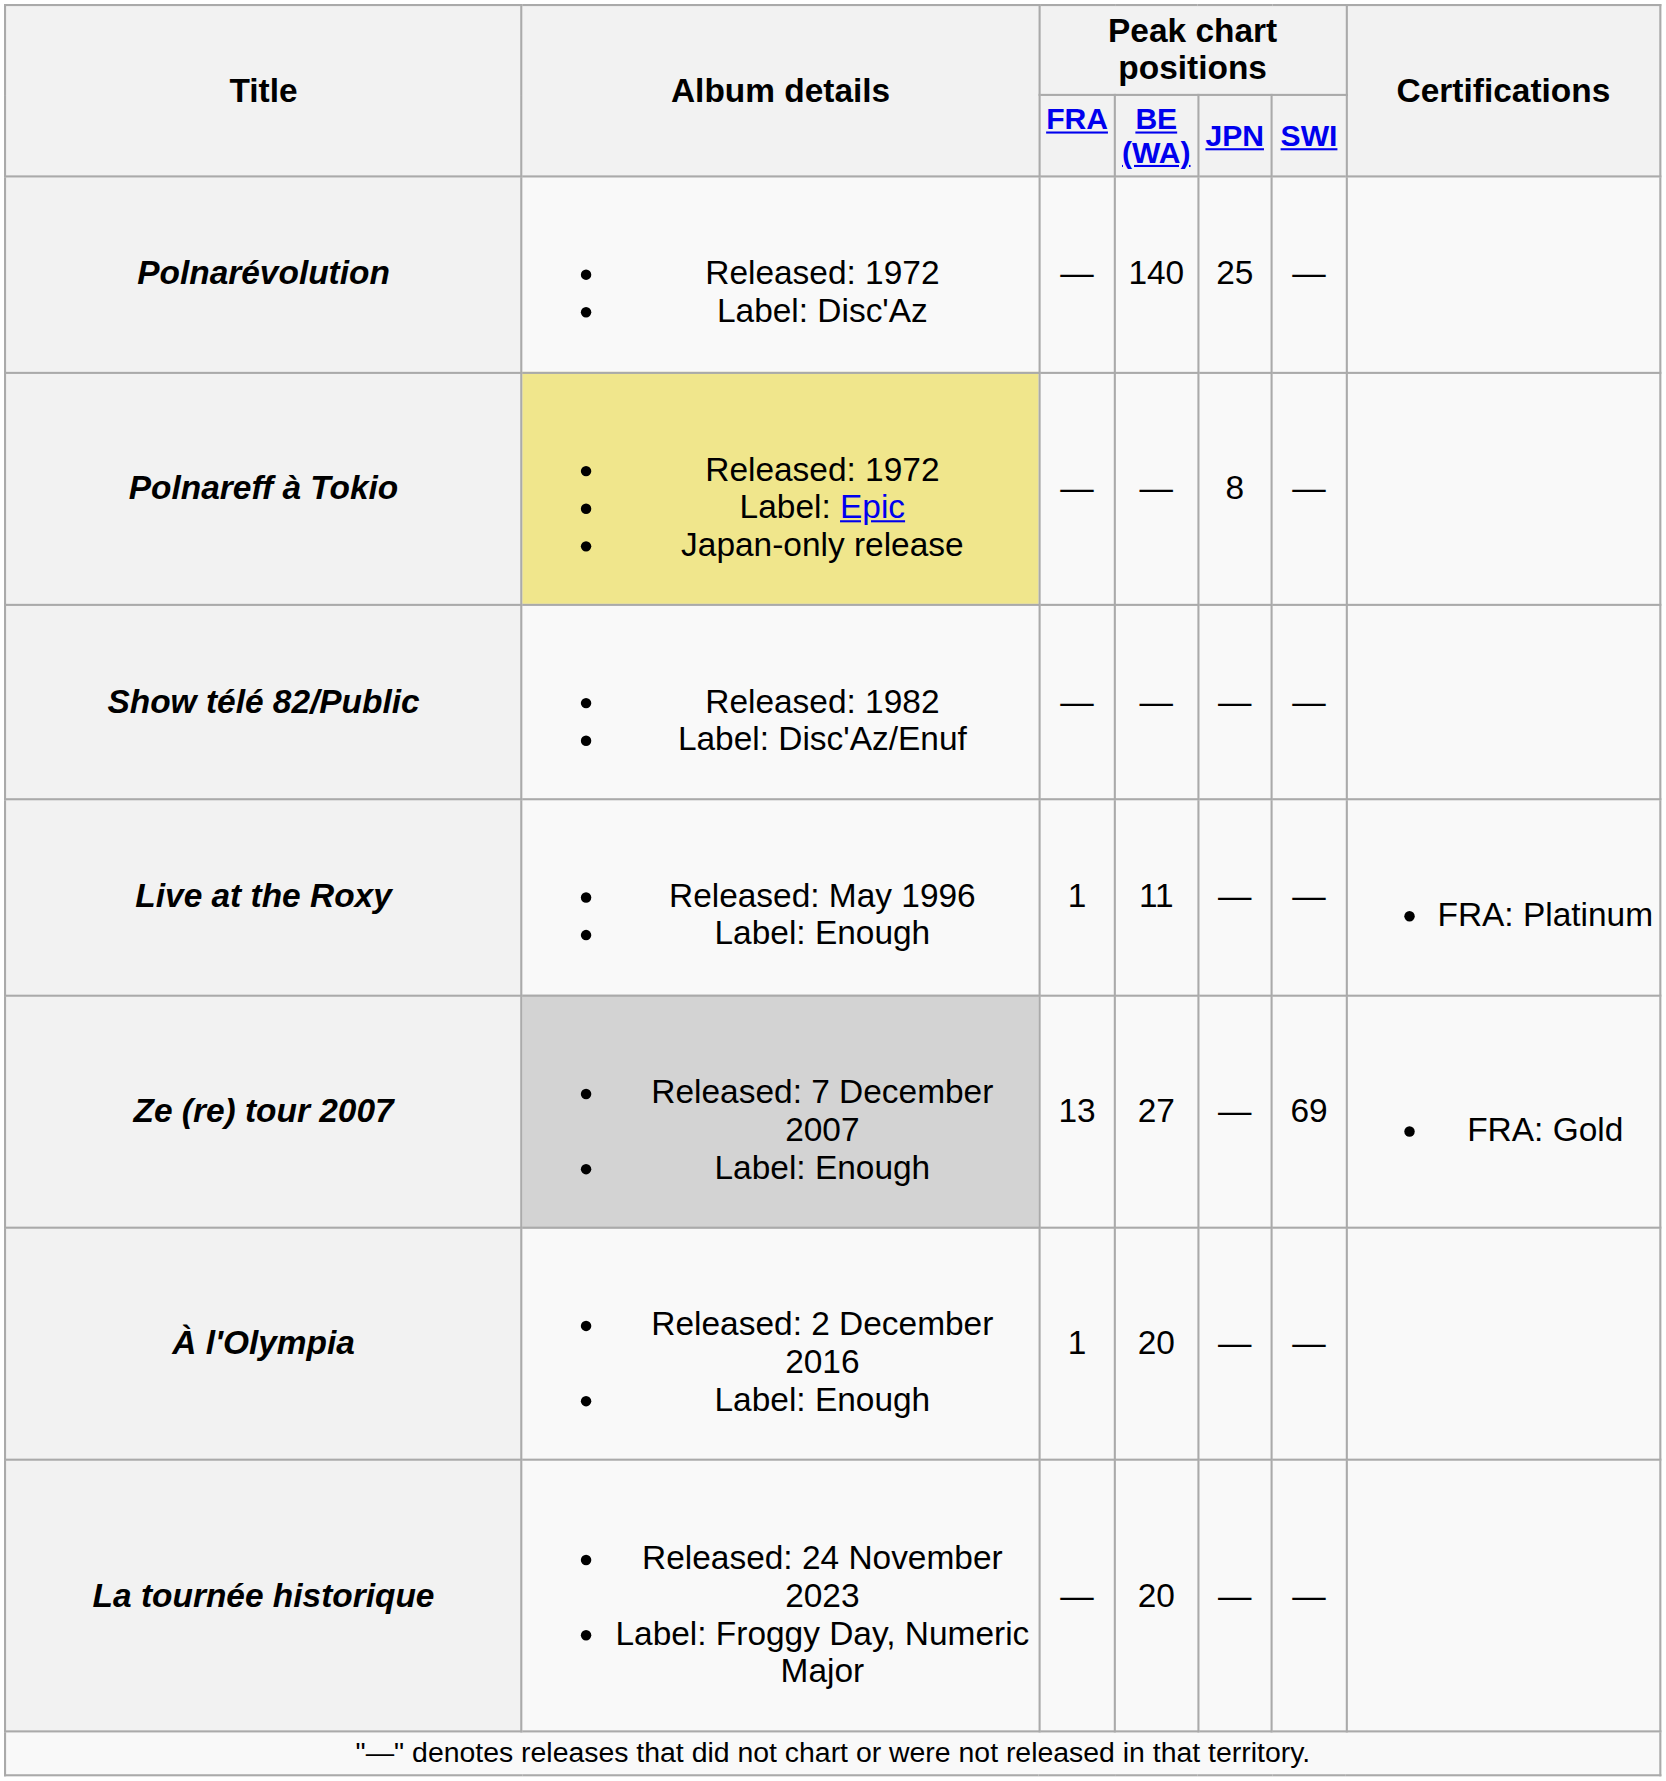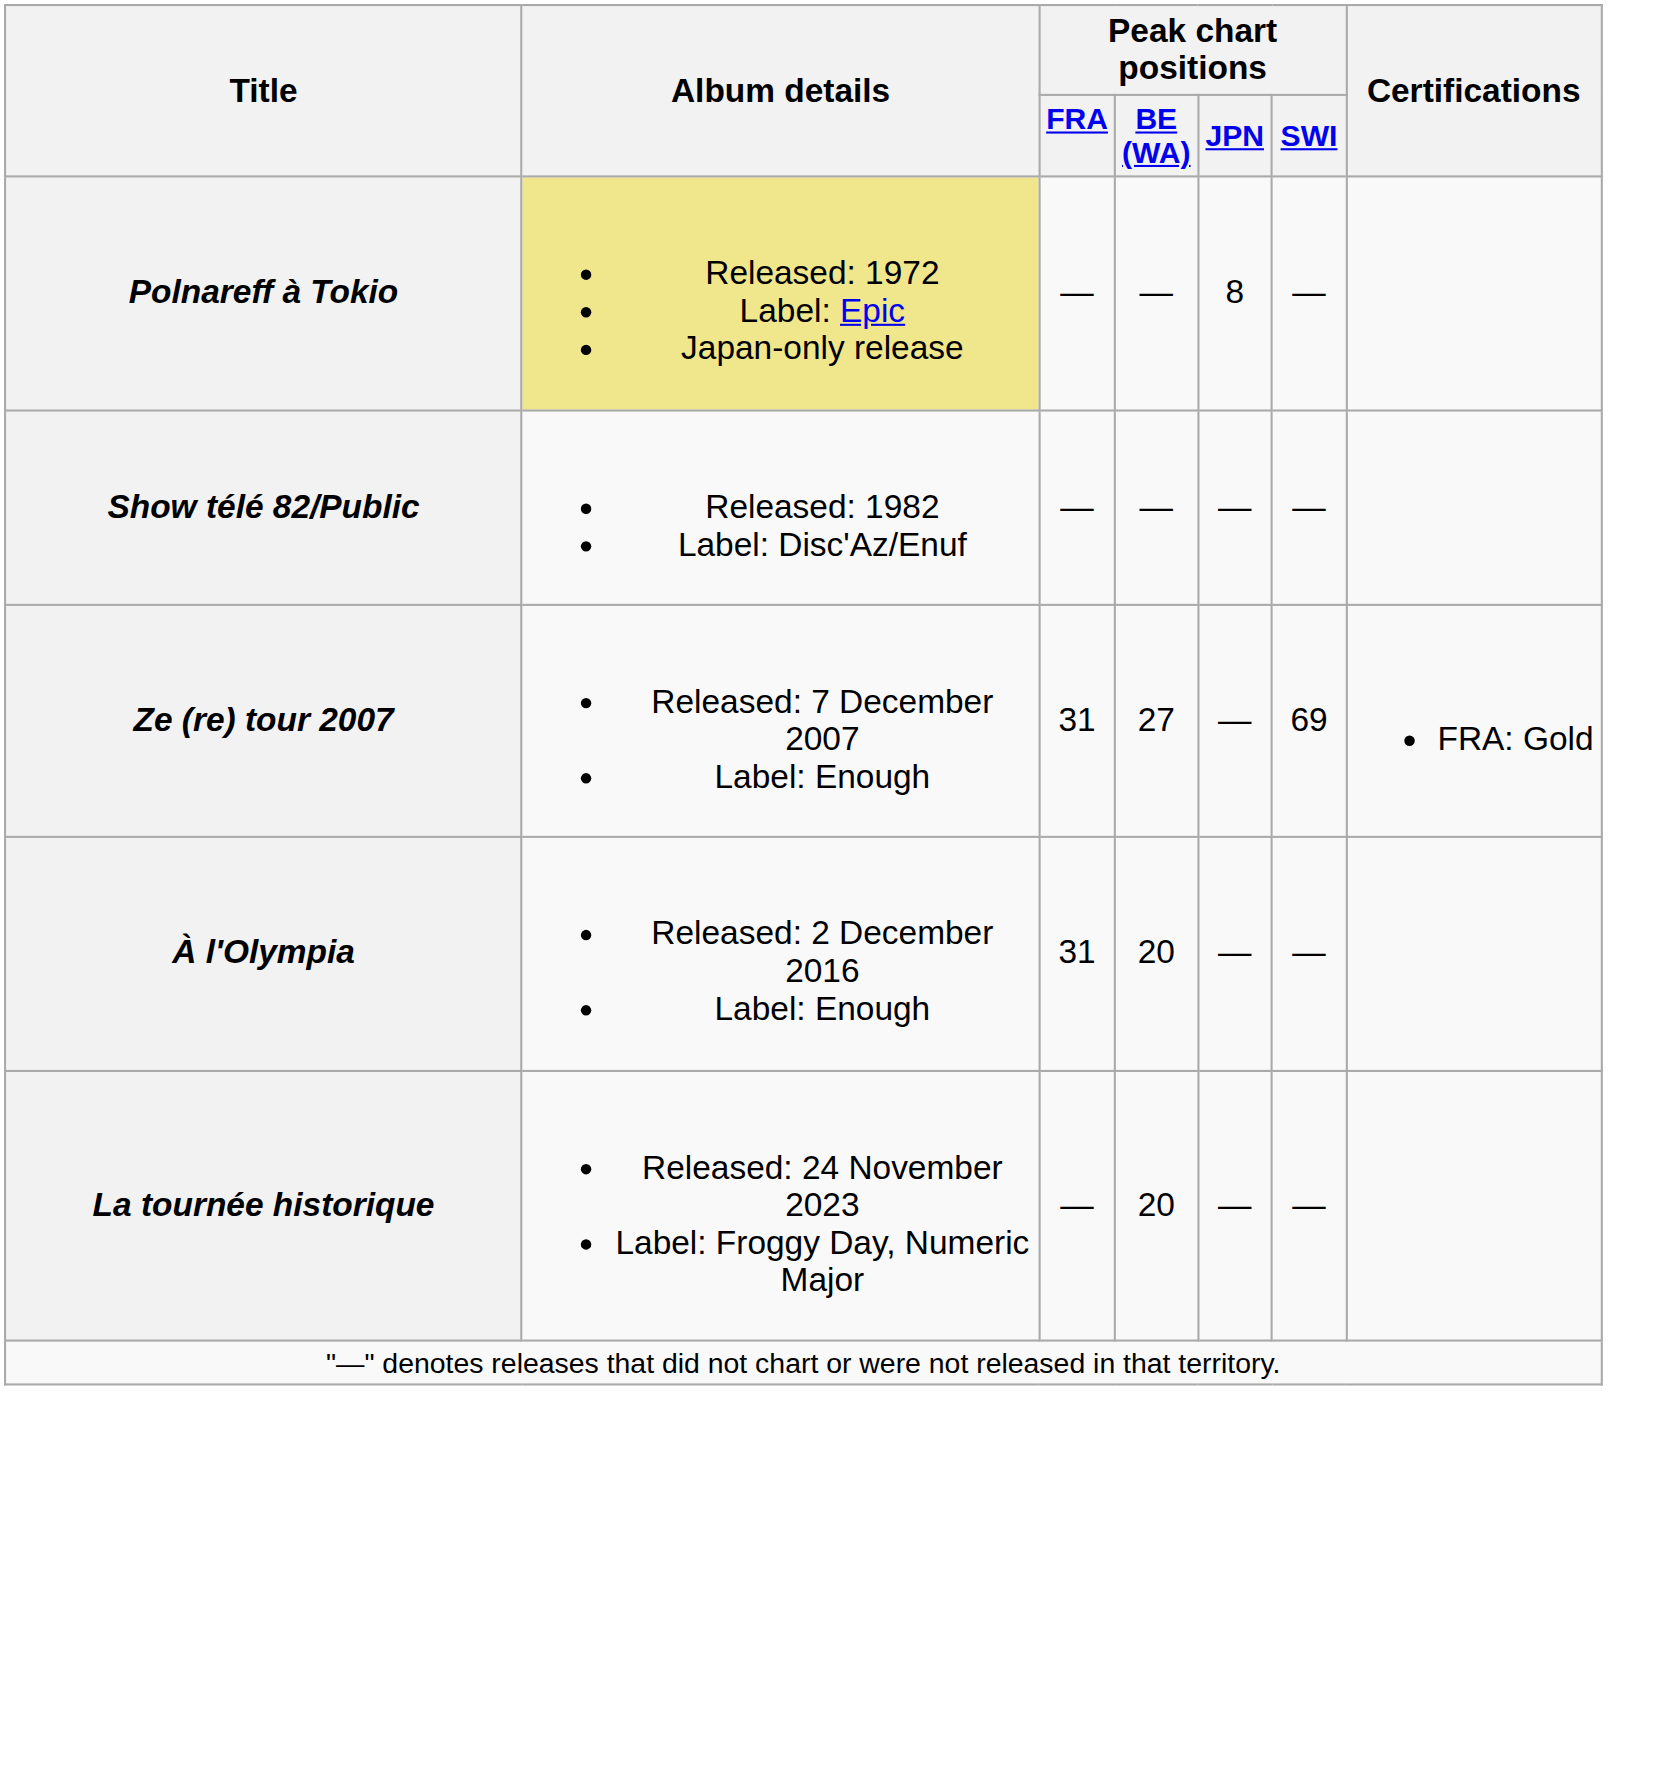- row: (264, 273)
- row: (264, 896)
(781, 1130) lightgrey background -> (781, 740) no background
(1077, 1110) 13 -> (1077, 720) 31
(1077, 1343) 1 -> (1077, 953) 31
